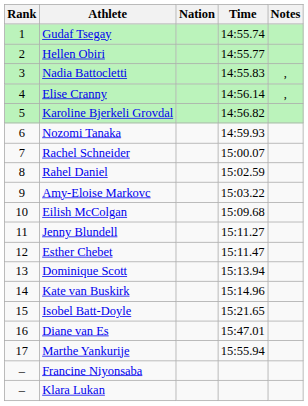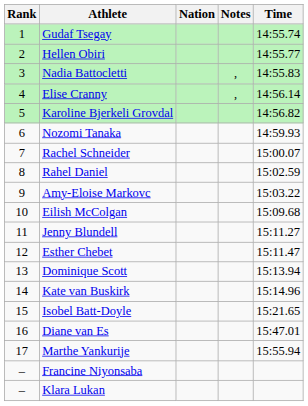columns swapped: (243, 14) <-> (285, 14)
